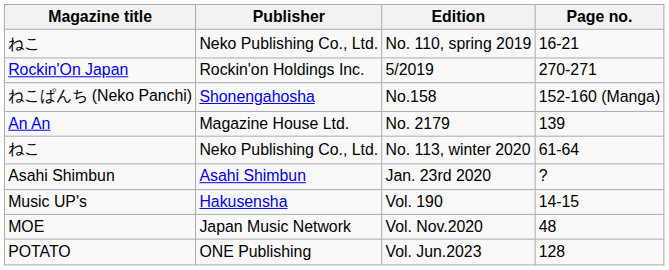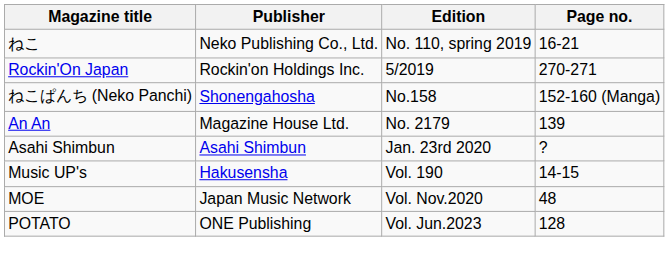- row: (458, 150)
